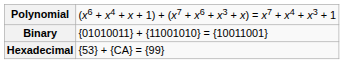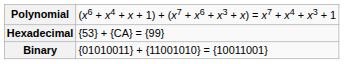rows swapped: (40, 33) <-> (40, 50)
